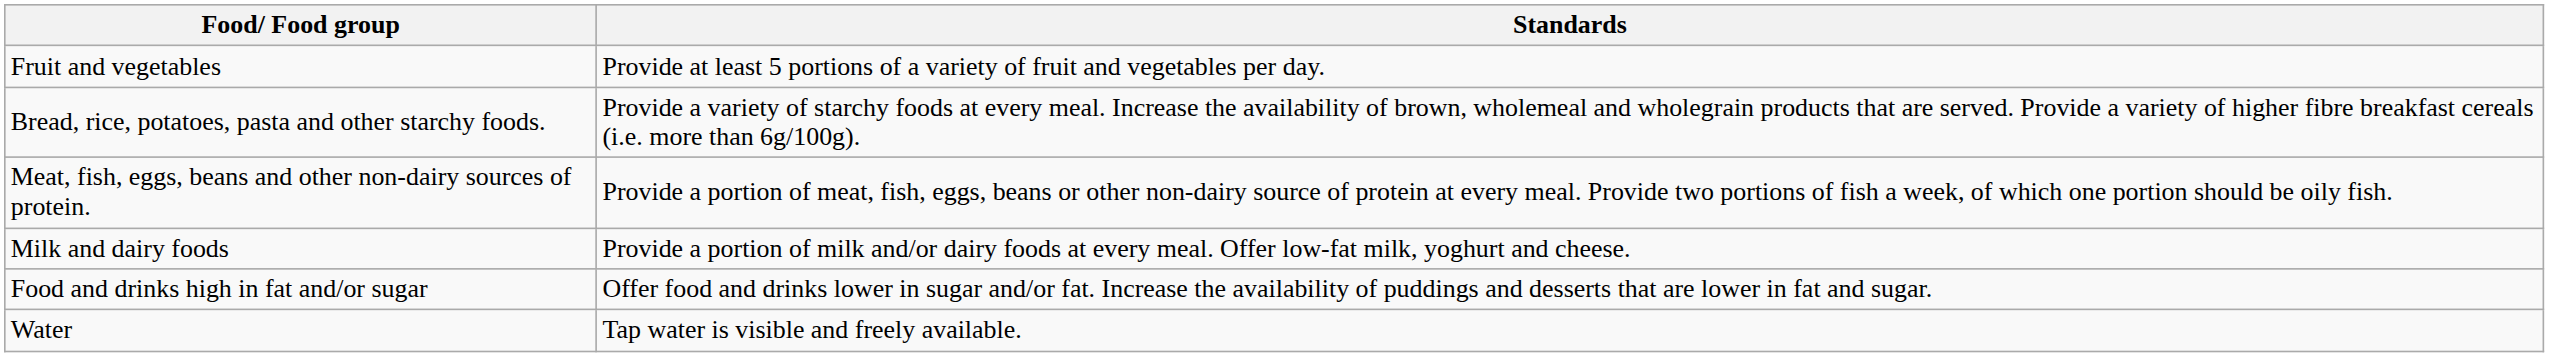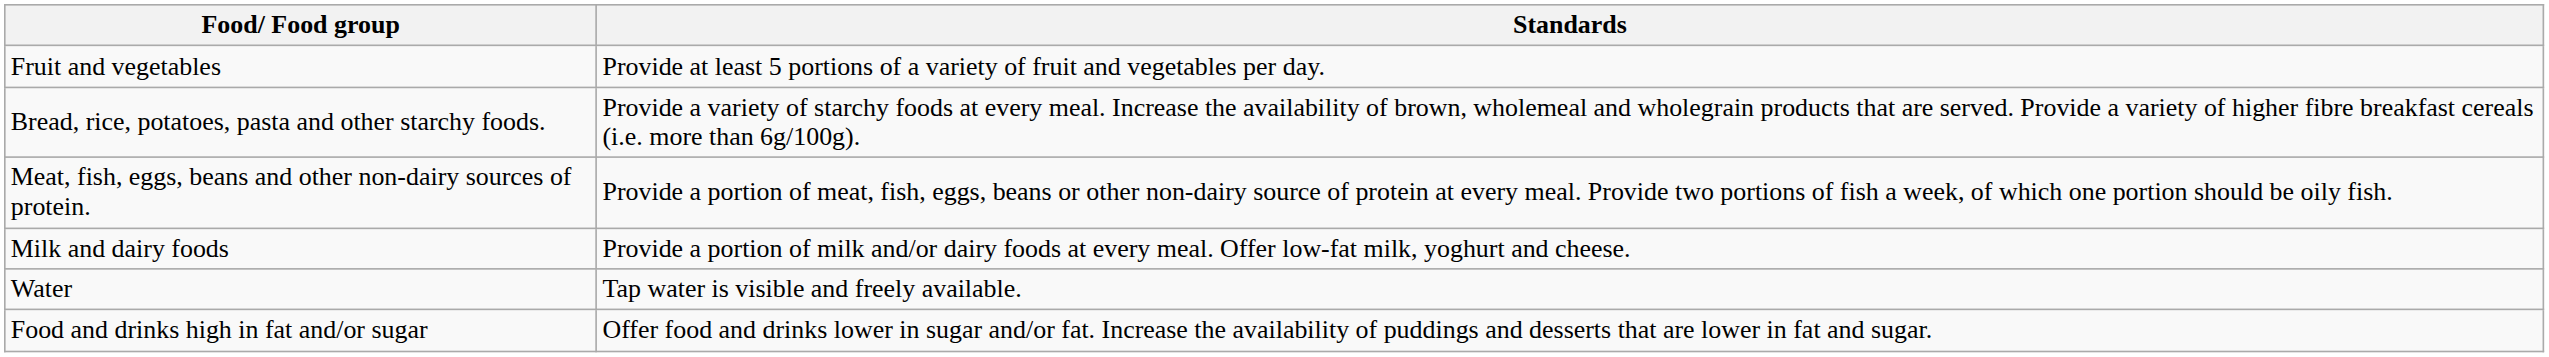rows swapped: (219, 288) <-> (41, 330)
